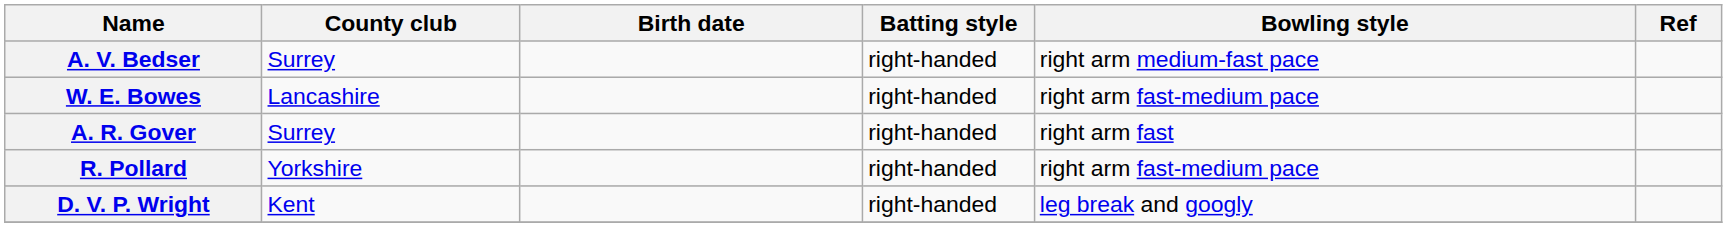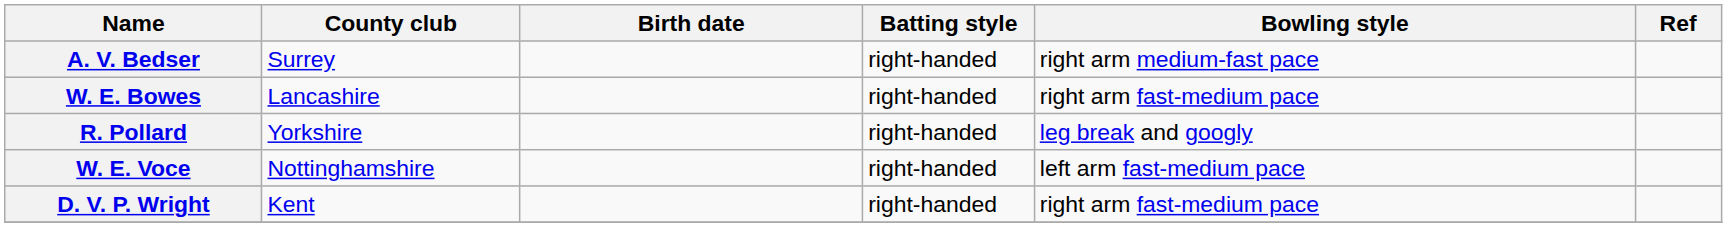- row: (133, 132)
(1179, 168) right arm fast-medium pace -> (1146, 132) leg break and googly
+ row: (133, 168)
(1146, 205) leg break and googly -> (1179, 205) right arm fast-medium pace
